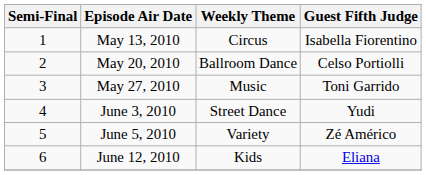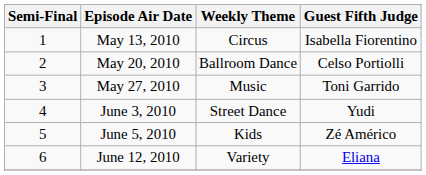(248, 134) Variety -> (248, 134) Kids
(248, 157) Kids -> (248, 157) Variety
